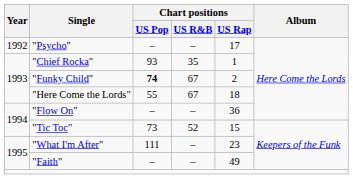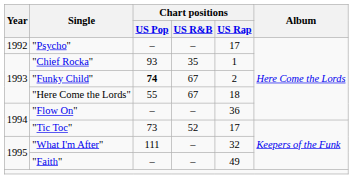(234, 128) 15 -> (234, 128) 17
(234, 144) 23 -> (234, 144) 32
